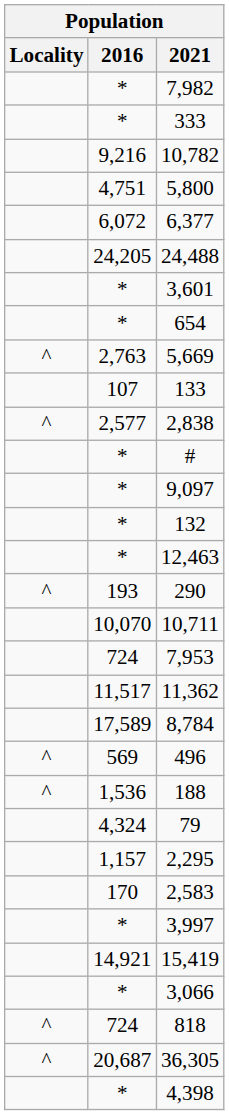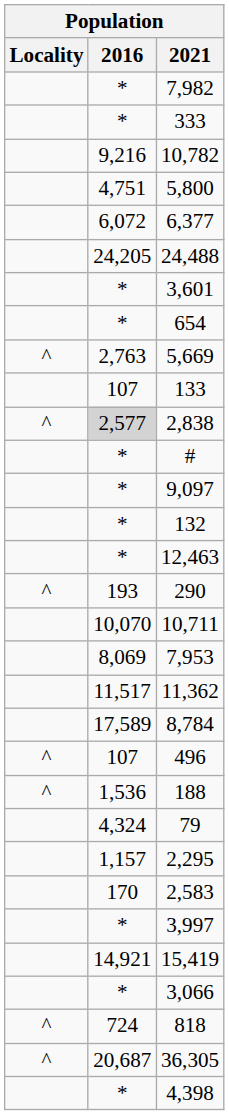(122, 423) no background -> (122, 423) lightgrey background
(122, 657) 724 -> (122, 657) 8,069
(122, 758) 569 -> (122, 758) 107
